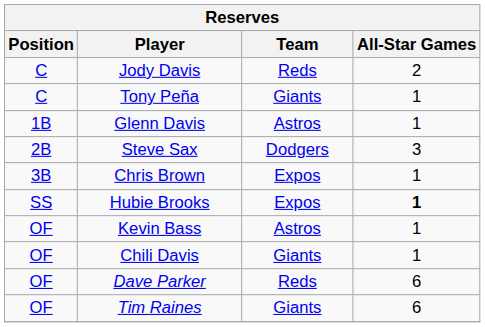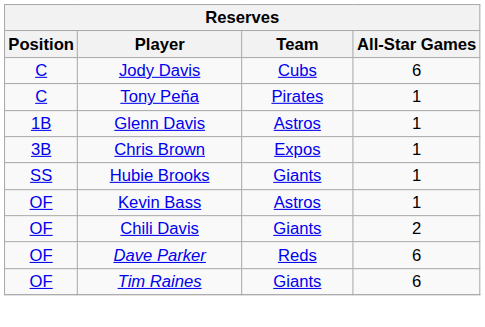(297, 70) Reds -> (297, 70) Cubs
(417, 70) 2 -> (417, 70) 6
(297, 96) Giants -> (297, 96) Pirates
- row: (160, 149)
(297, 202) Expos -> (297, 176) Giants
(417, 202) bold -> (417, 176) normal
(417, 255) 1 -> (417, 228) 2
